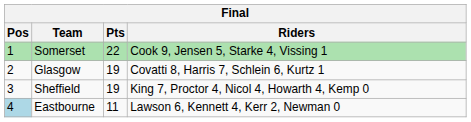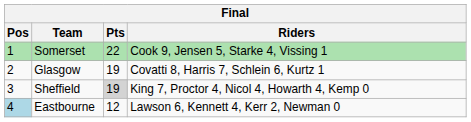(113, 88) no background -> (113, 88) lightgrey background
(112, 107) 11 -> (113, 107) 12
